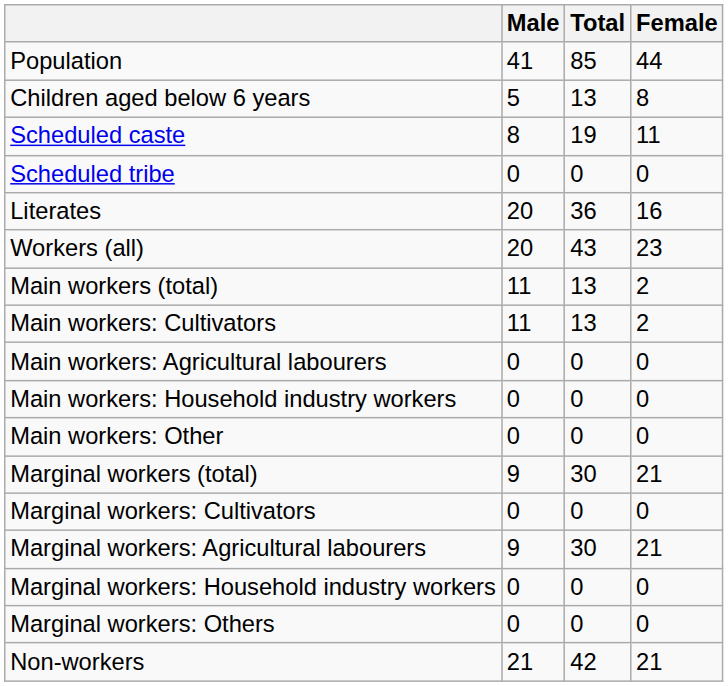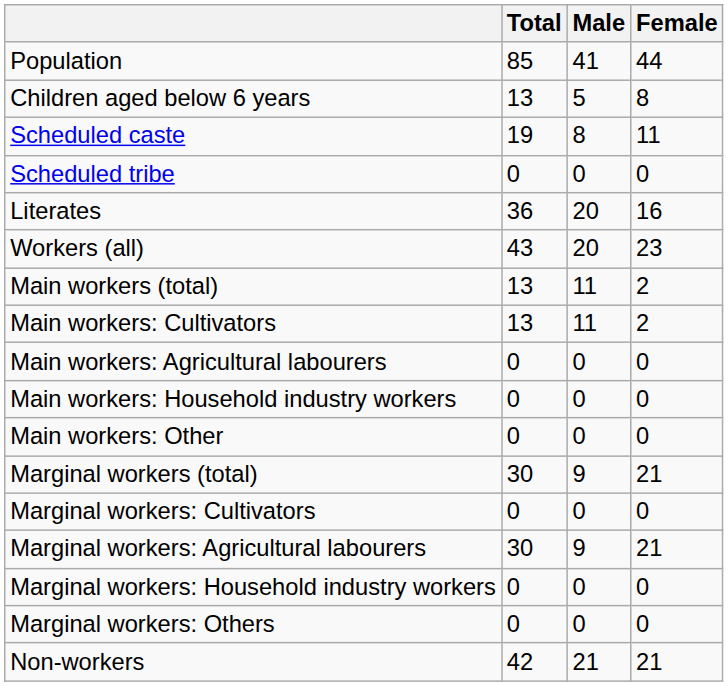columns swapped: (598, 23) <-> (533, 23)
